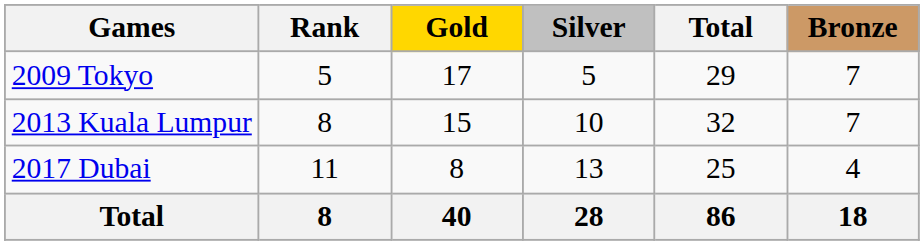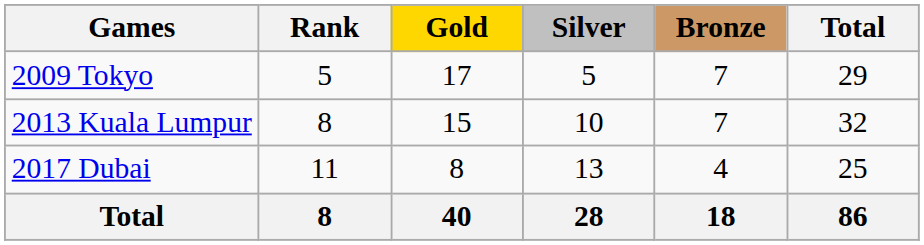columns swapped: (853, 27) <-> (721, 27)
